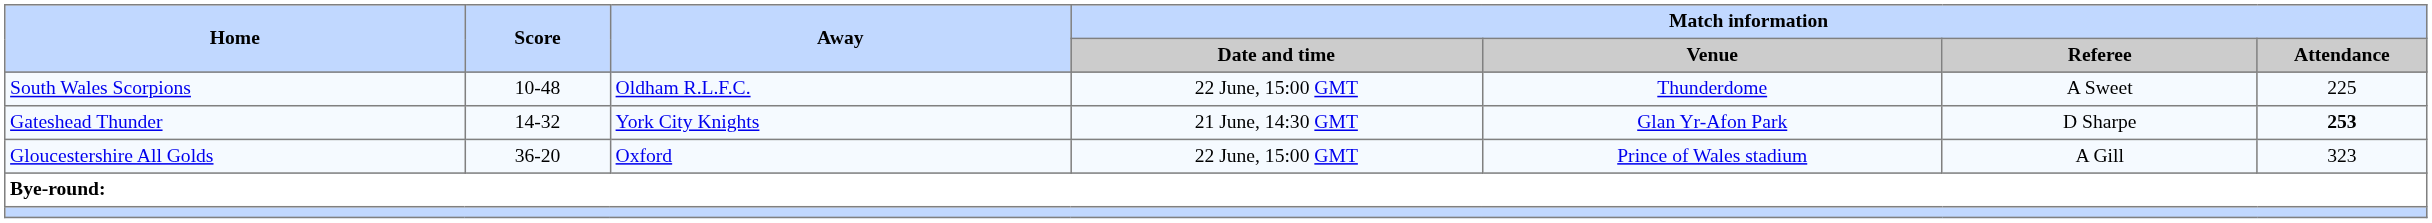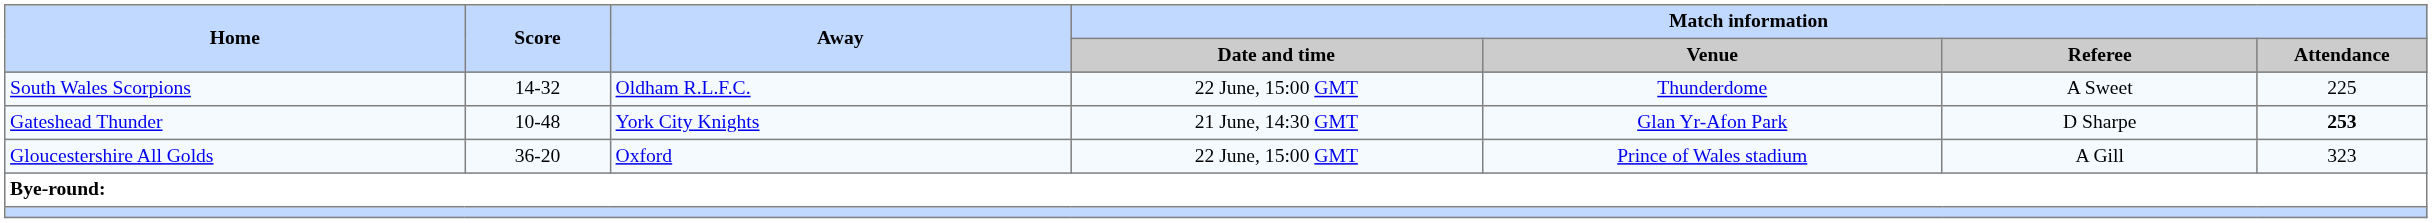(538, 88) 10-48 -> (538, 88) 14-32
(538, 122) 14-32 -> (538, 122) 10-48
